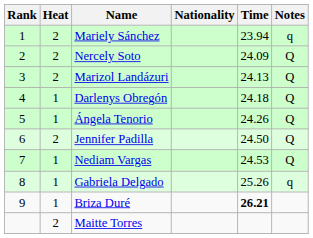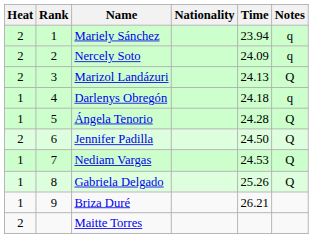columns swapped: (22, 15) <-> (56, 15)
(290, 56) Q -> (290, 56) q
(290, 98) Q -> (290, 98) q
(255, 119) 24.26 -> (255, 119) 24.28
(290, 181) q -> (290, 181) Q
(255, 202) bold -> (255, 202) normal
